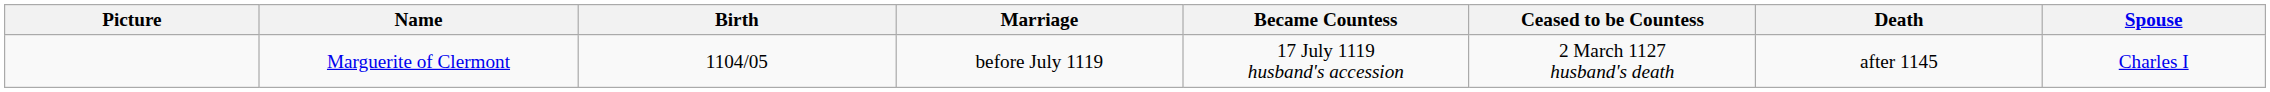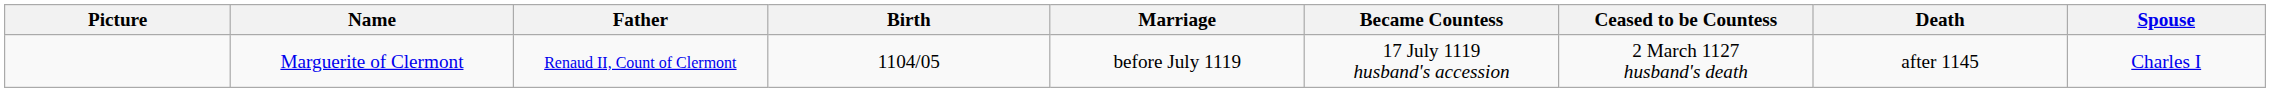+ column: (640, 19)
